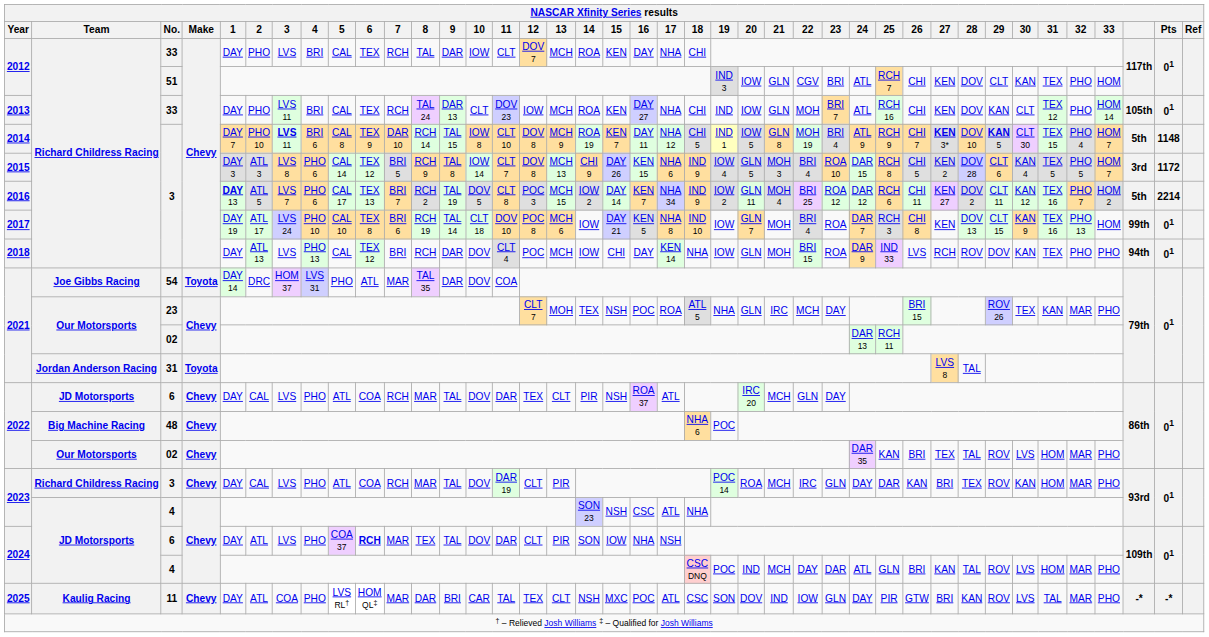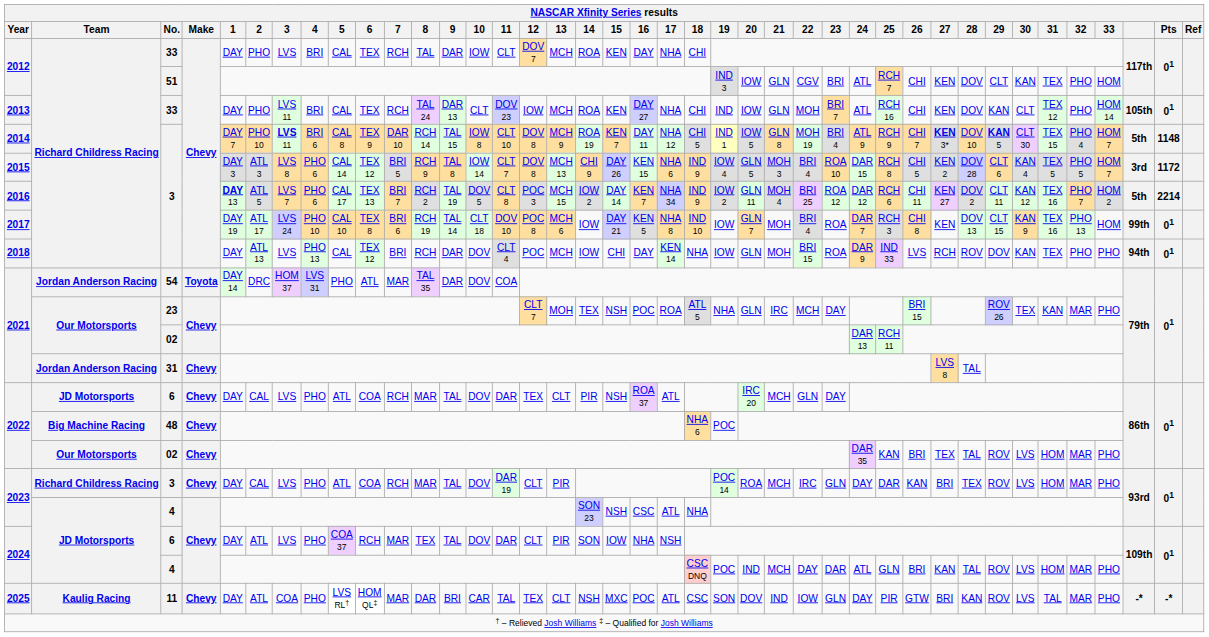(97, 282) Joe Gibbs Racing -> (97, 282) Jordan Anderson Racing
(201, 368) Toyota -> (201, 368) Chevy
(1025, 483) KAN -> (1025, 483) LVS
(370, 541) bold -> (370, 541) normal
